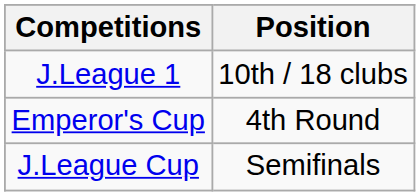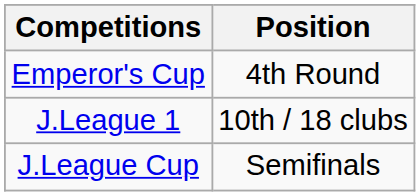rows swapped: (108, 73) <-> (108, 119)
